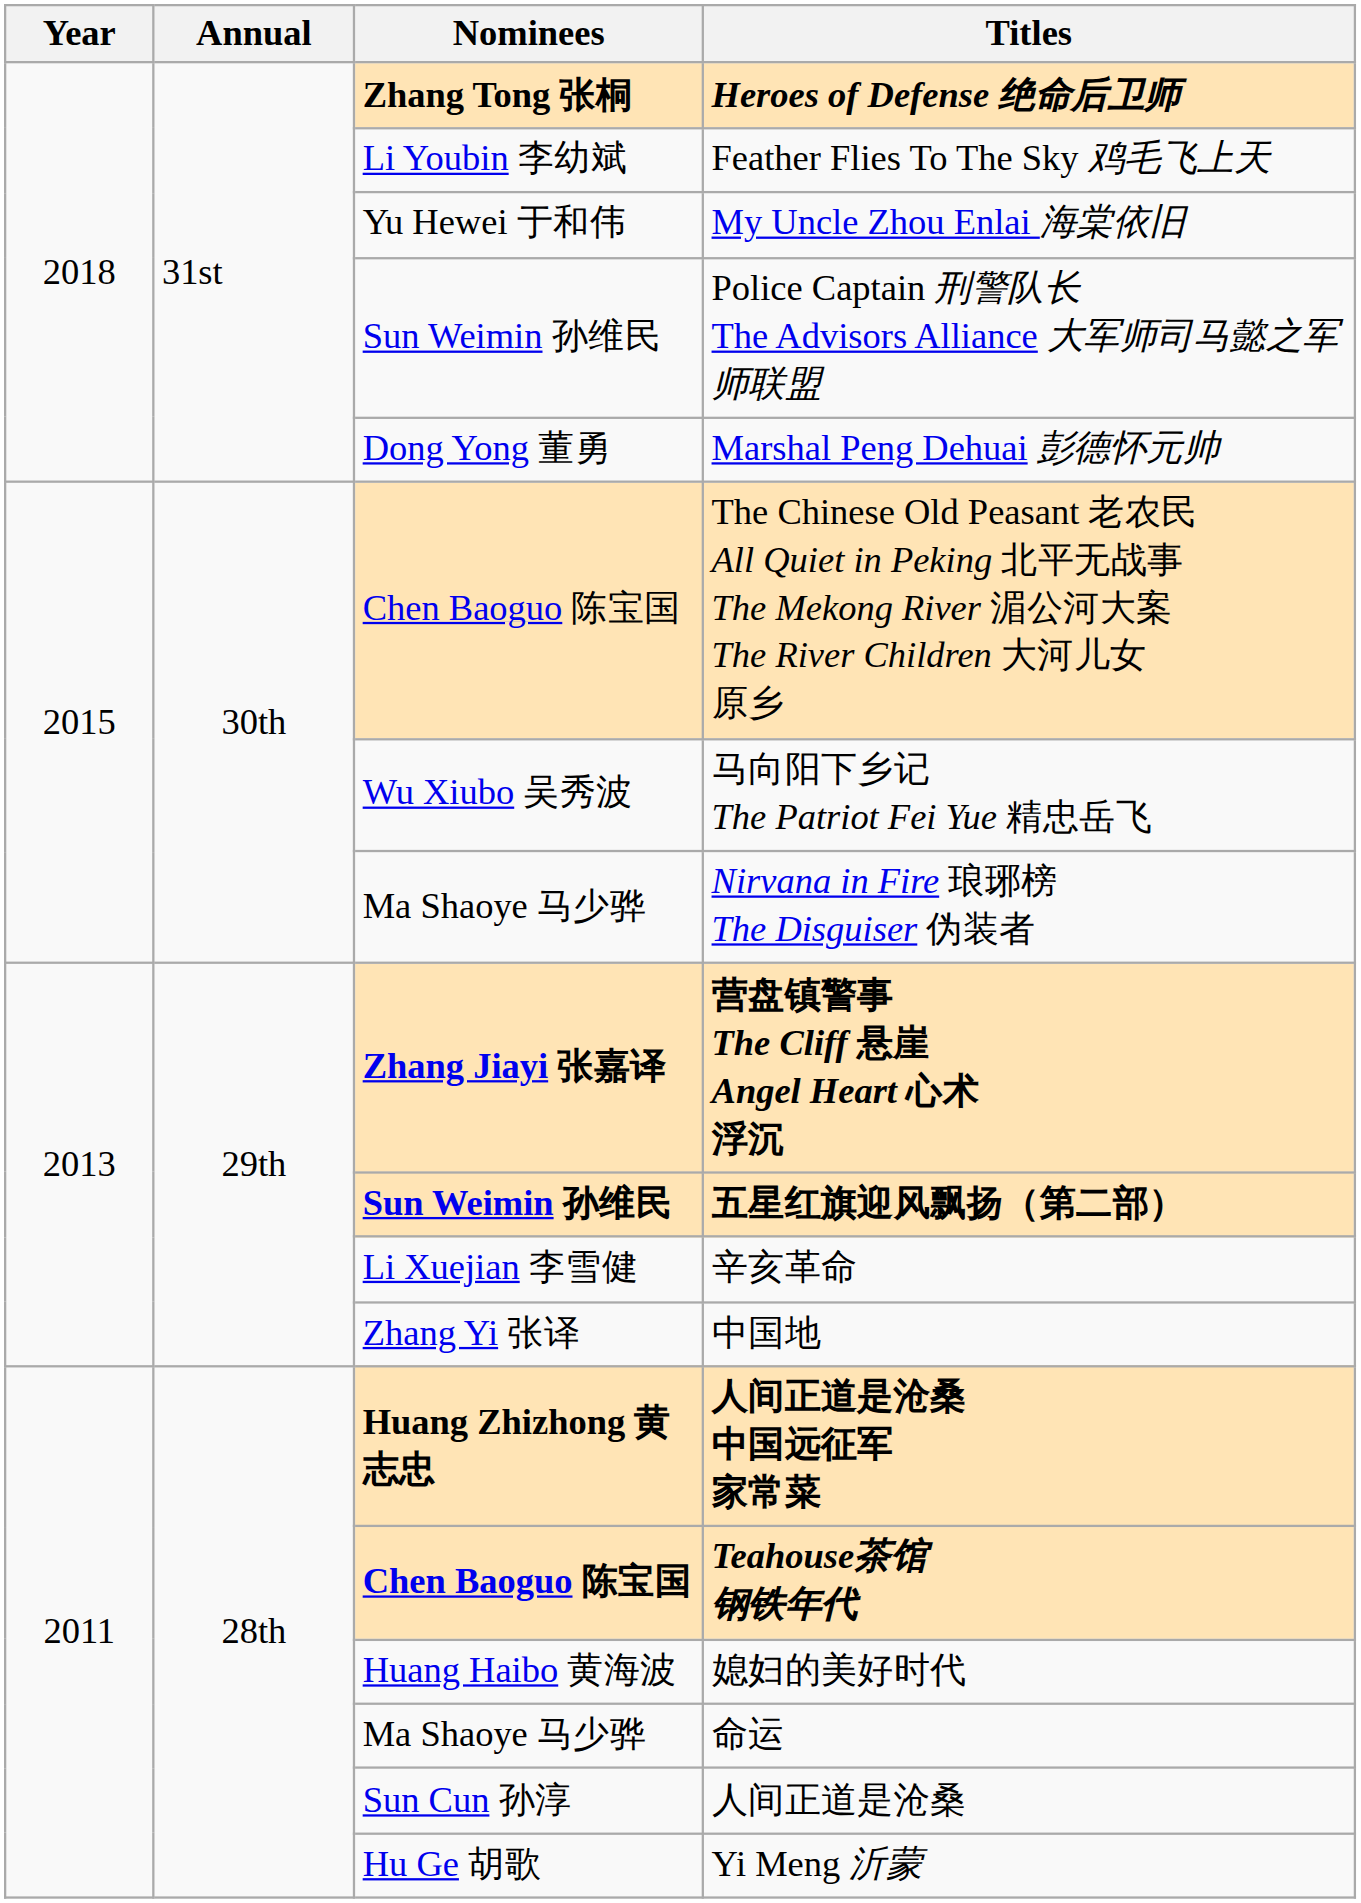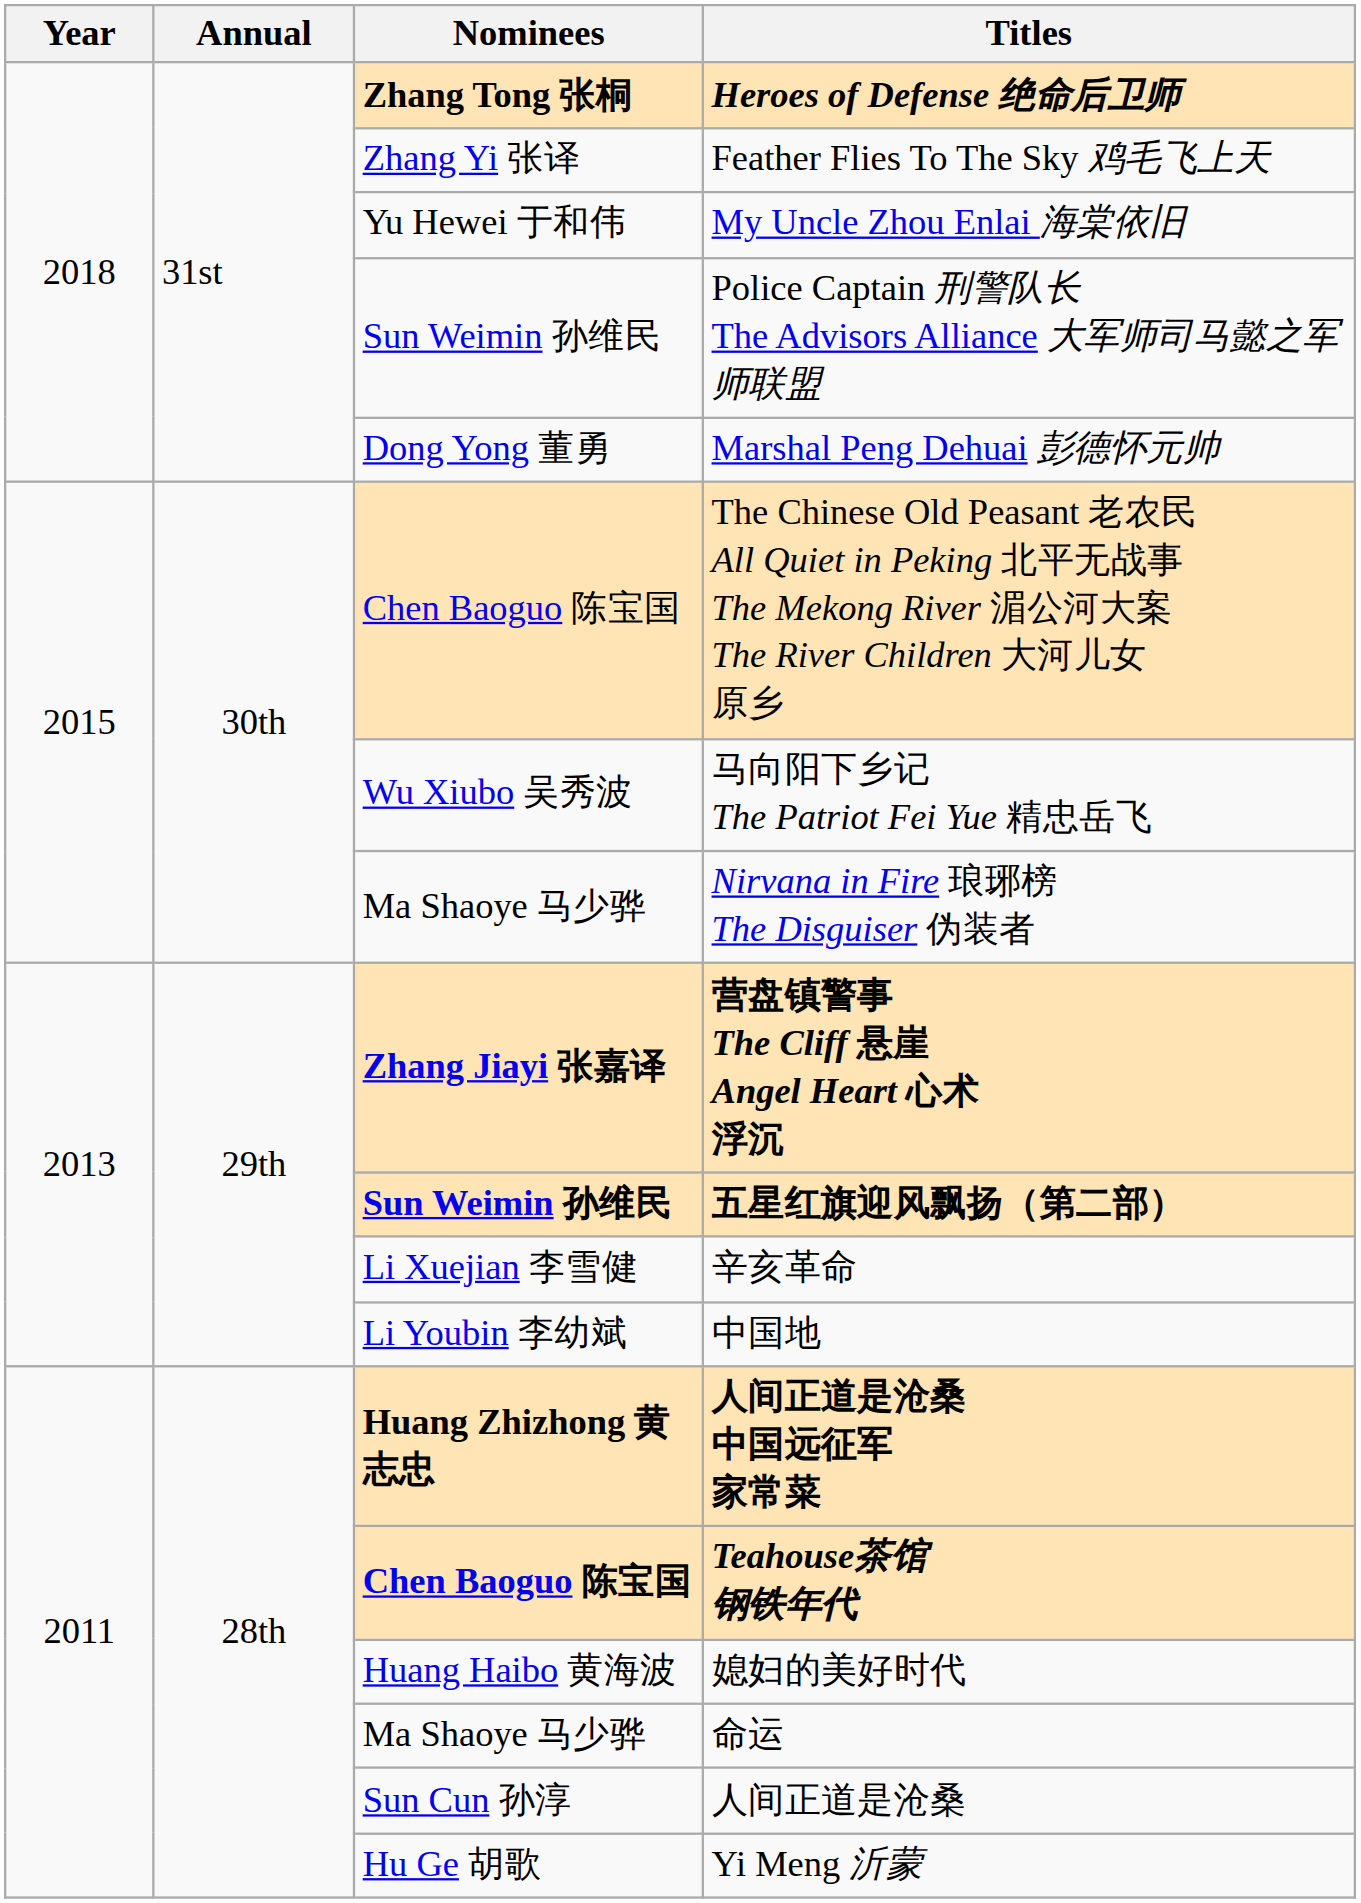(495, 158) Li Youbin 李幼斌 -> (471, 158) Zhang Yi 张译
(471, 1331) Zhang Yi 张译 -> (495, 1331) Li Youbin 李幼斌
